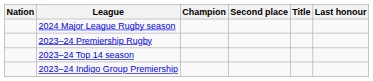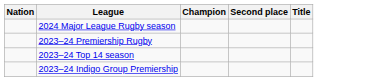- column: (341, 12)
